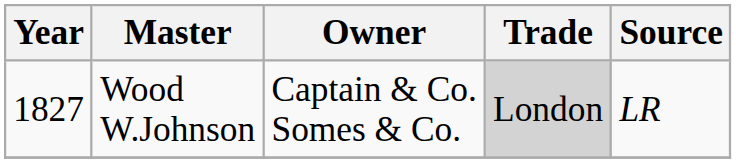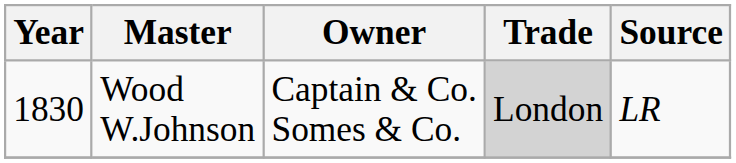(49, 108) 1827 -> (49, 108) 1830
